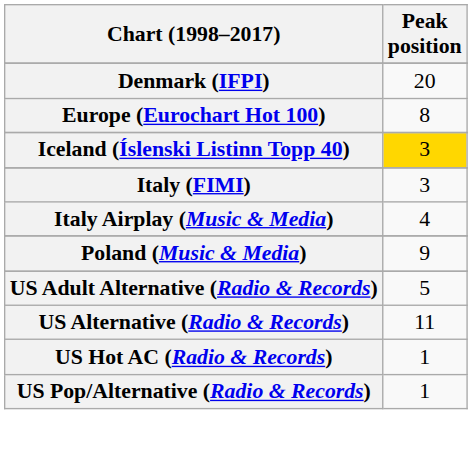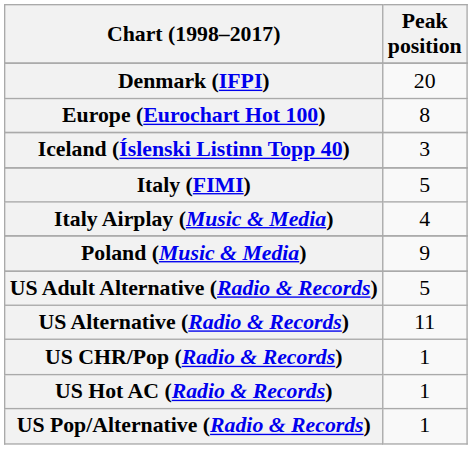(425, 149) gold background -> (425, 149) no background
(425, 184) 3 -> (425, 184) 5
+ row: (194, 356)
